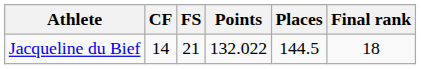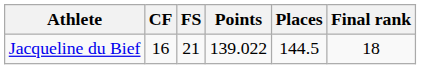(161, 48) 14 -> (161, 48) 16
(238, 48) 132.022 -> (238, 48) 139.022
